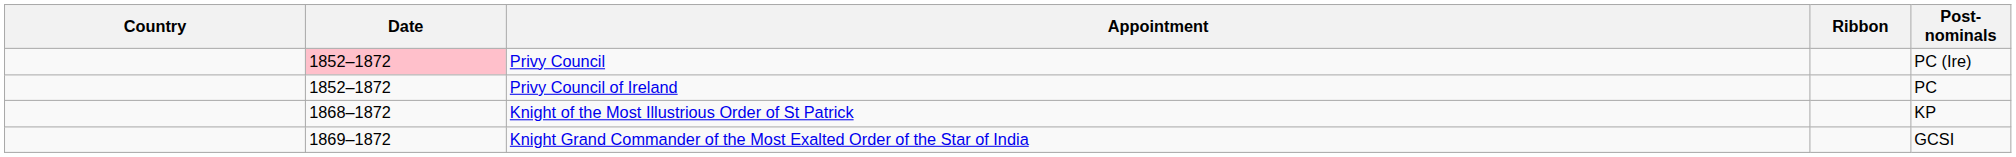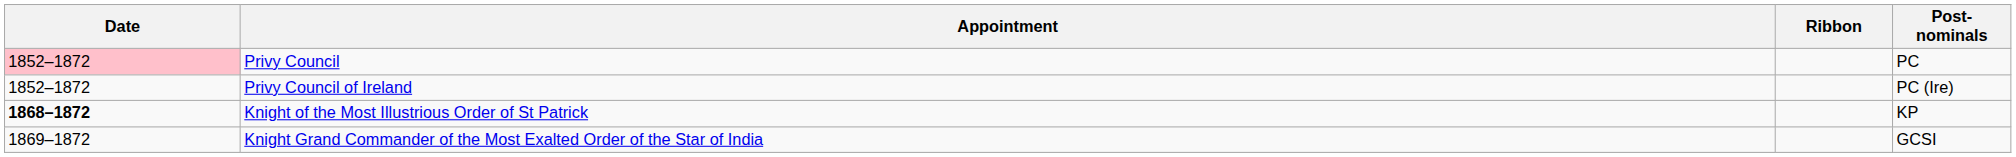- column: (155, 26)
(1943, 61) PC (Ire) -> (1908, 61) PC
(1926, 87) PC -> (1925, 87) PC (Ire)
(350, 113) normal -> (49, 113) bold
